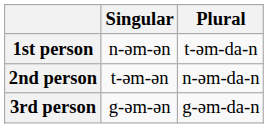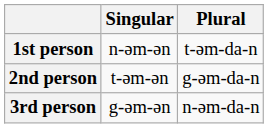(221, 78) n-əm-da-n -> (221, 78) g-əm-da-n
(221, 107) g-əm-da-n -> (221, 107) n-əm-da-n
